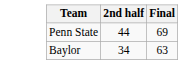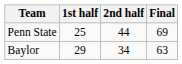+ column: (80, 14)
